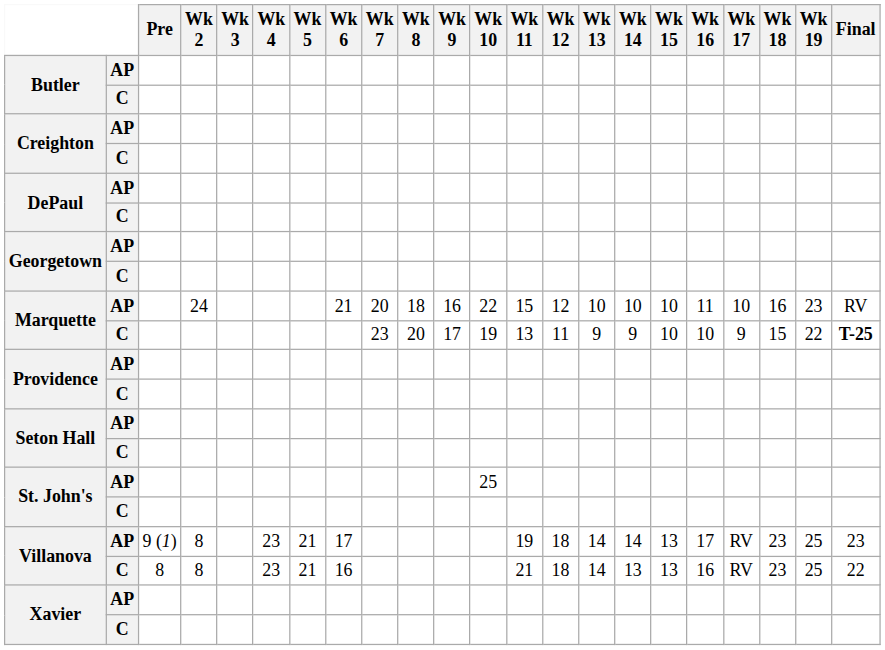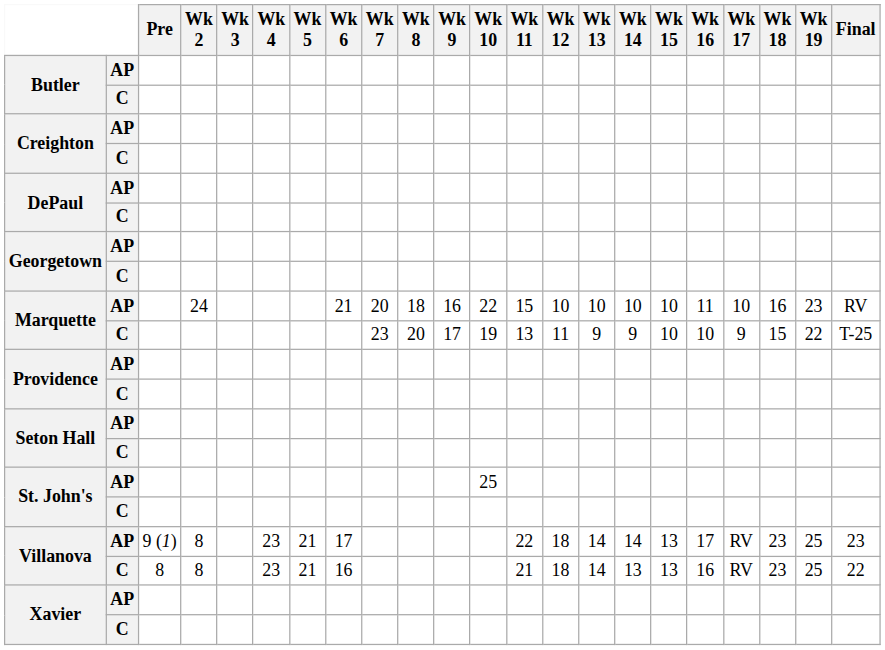(561, 305) 12 -> (561, 305) 10
(856, 335) bold -> (856, 335) normal
(524, 541) 19 -> (524, 541) 22
